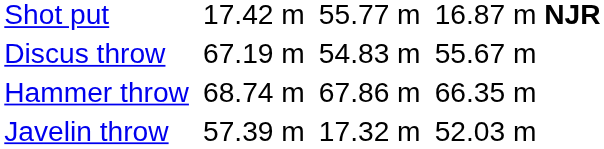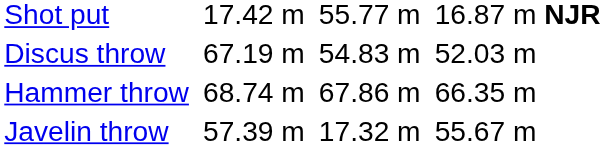(486, 53) 55.67 m -> (486, 53) 52.03 m
(486, 131) 52.03 m -> (486, 131) 55.67 m
